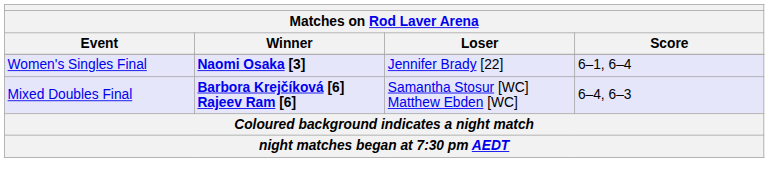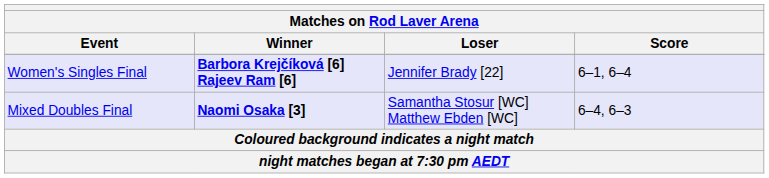(251, 65) Naomi Osaka [3] -> (271, 73) Barbora Krejčíková [6] Rajeev Ram [6]
(271, 94) Barbora Krejčíková [6] Rajeev Ram [6] -> (251, 110) Naomi Osaka [3]
